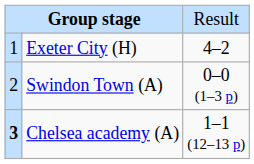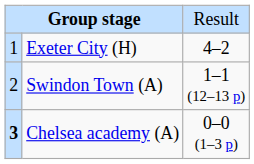(216, 85) 0–0 (1–3 p) -> (216, 85) 1–1 (12–13 p)
(216, 133) 1–1 (12–13 p) -> (216, 133) 0–0 (1–3 p)
